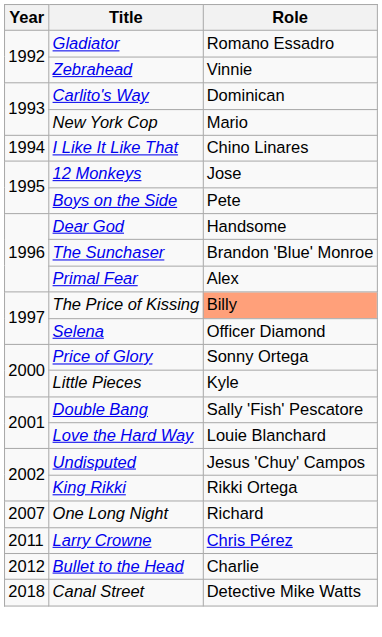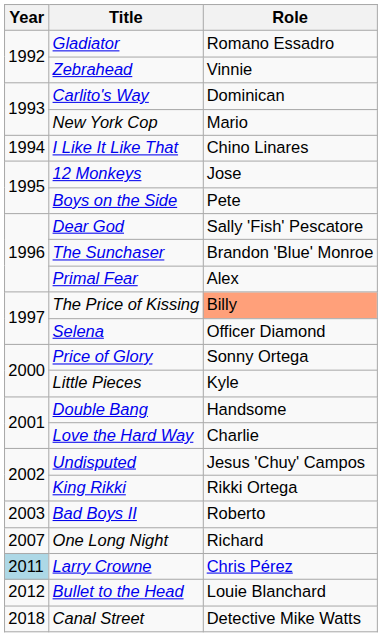(247, 226) Handsome -> (285, 226) Sally 'Fish' Pescatore
(285, 409) Sally 'Fish' Pescatore -> (247, 409) Handsome
(266, 435) Louie Blanchard -> (233, 435) Charlie
+ row: (95, 514)
(26, 540) no background -> (26, 566) lightblue background
(233, 566) Charlie -> (266, 592) Louie Blanchard
